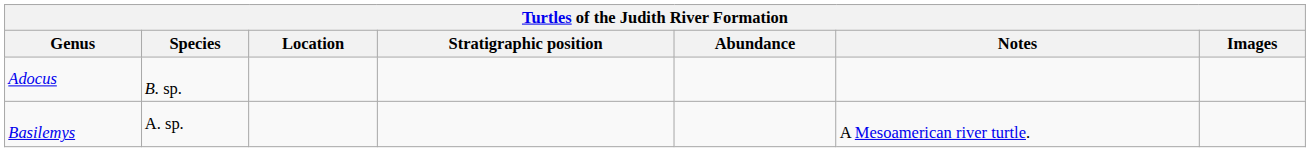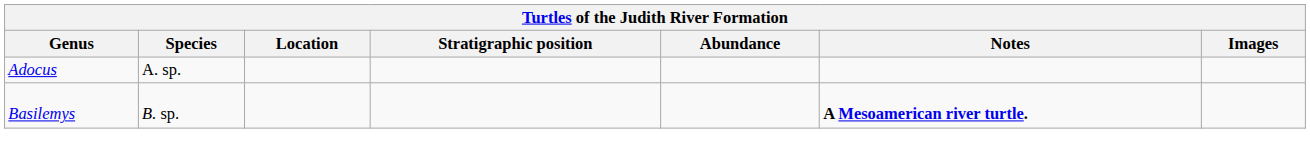(163, 88) B. sp. -> (162, 69) A. sp.
(164, 123) A. sp. -> (161, 114) B. sp.
(935, 133) normal -> (926, 114) bold
